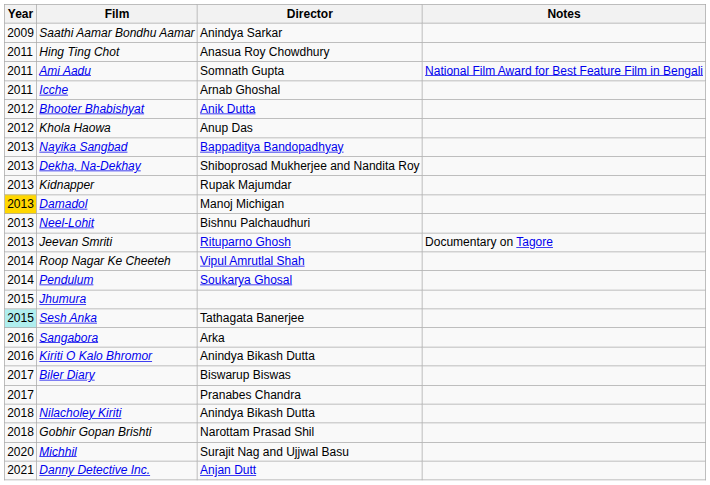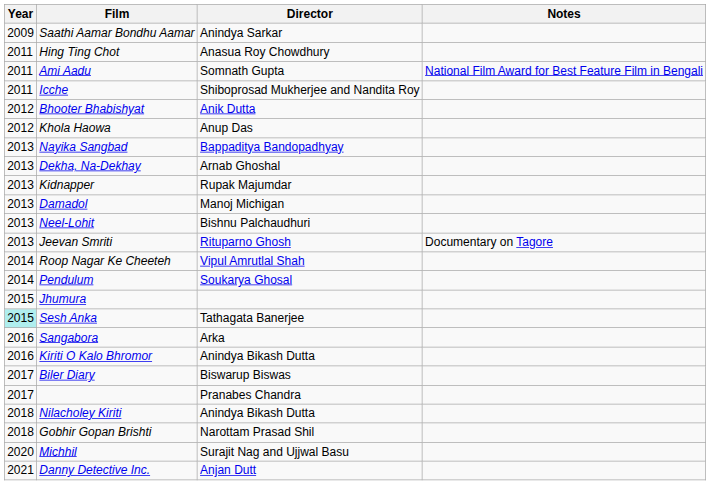(240, 90) Arnab Ghoshal -> (310, 90) Shiboprosad Mukherjee and Nandita Roy
(310, 166) Shiboprosad Mukherjee and Nandita Roy -> (240, 166) Arnab Ghoshal
(20, 204) gold background -> (20, 204) no background
